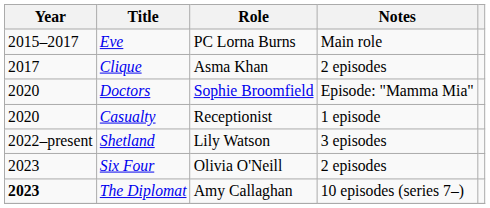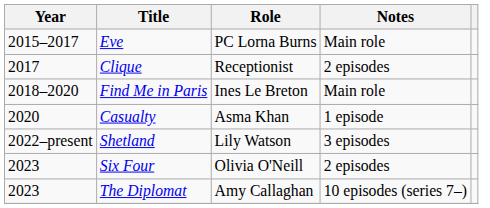(231, 66) Asma Khan -> (254, 66) Receptionist
+ row: (154, 91)
- row: (125, 91)
(233, 116) Receptionist -> (252, 116) Asma Khan
(24, 191) bold -> (24, 191) normal
